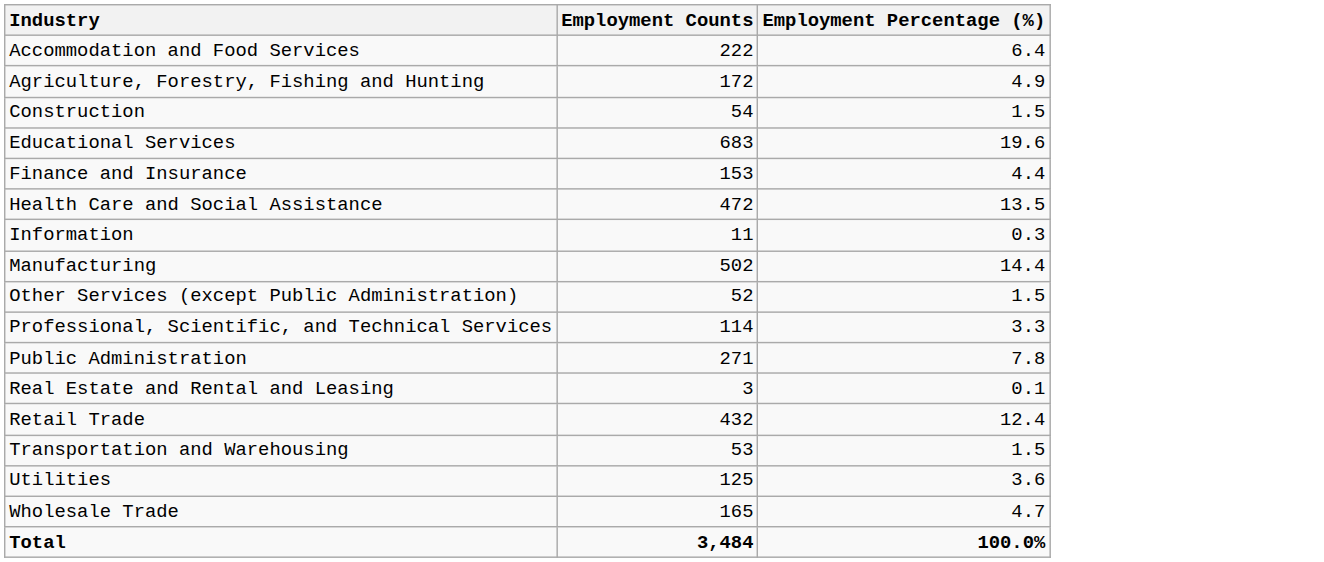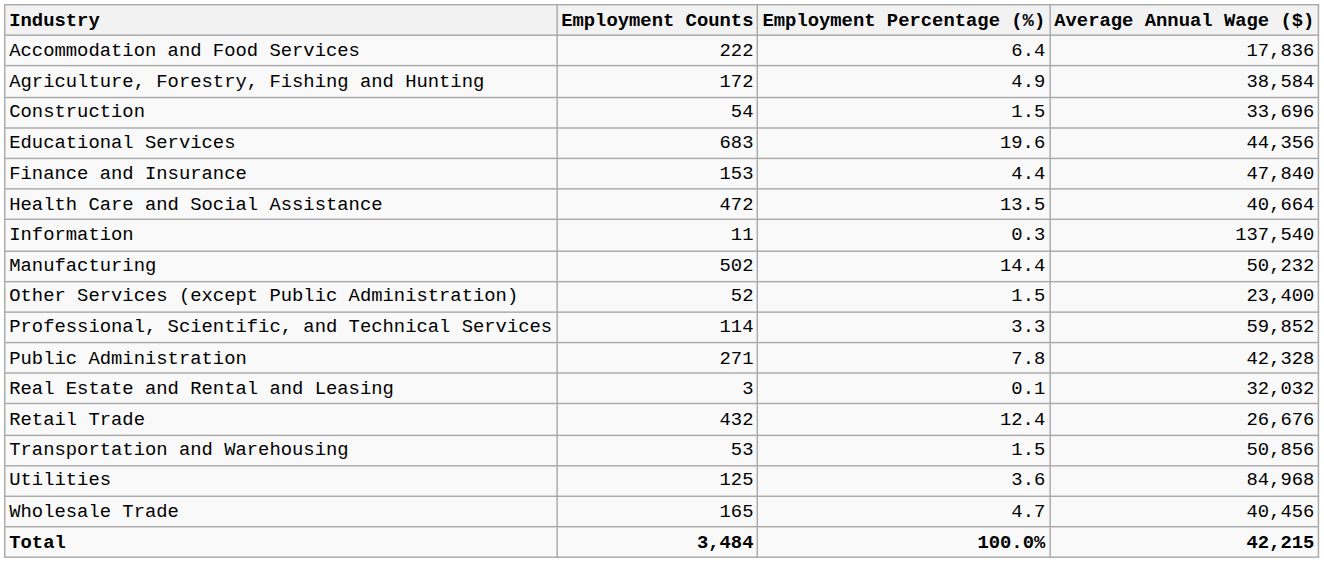+ column: (1184, 20)
